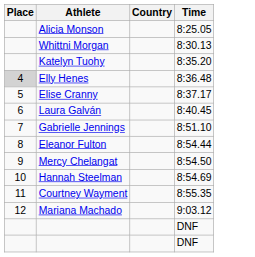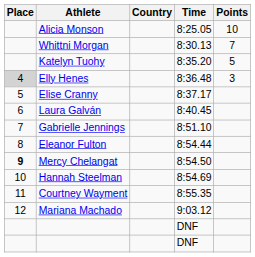+ column: (232, 12)
(20, 161) normal -> (20, 161) bold
